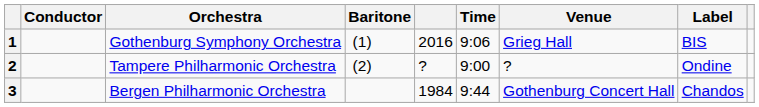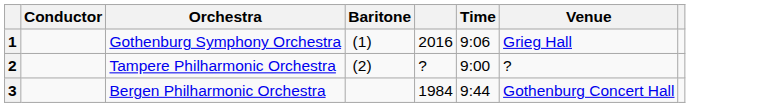- column: (713, 17)
